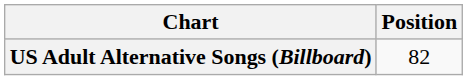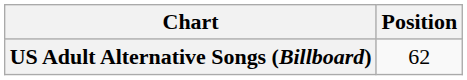(419, 56) 82 -> (419, 56) 62
